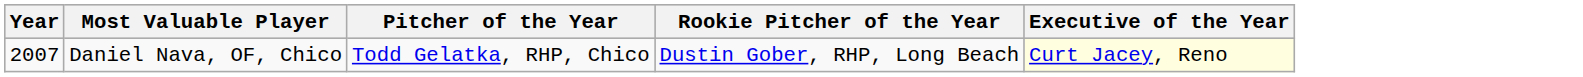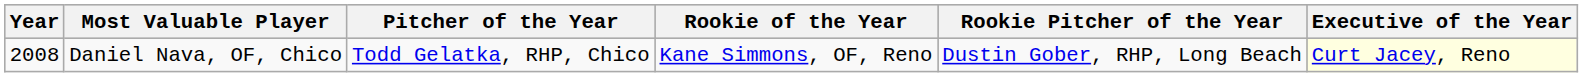+ column: (796, 22)
(35, 55) 2007 -> (35, 55) 2008
